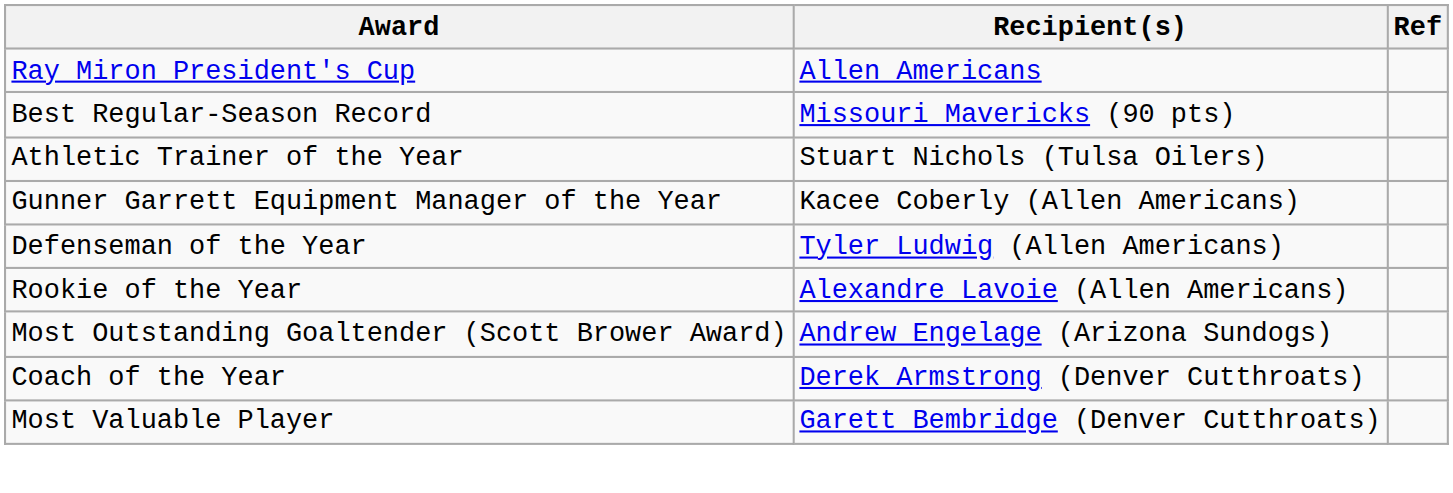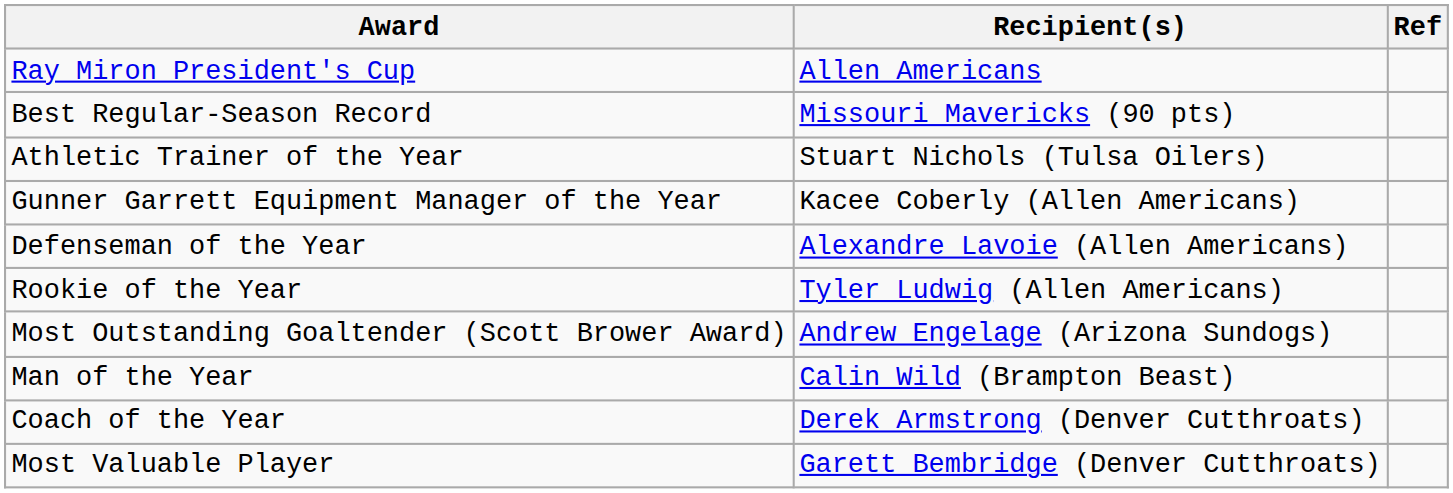(1042, 246) Tyler Ludwig (Allen Americans) -> (1074, 246) Alexandre Lavoie (Allen Americans)
(1074, 290) Alexandre Lavoie (Allen Americans) -> (1042, 290) Tyler Ludwig (Allen Americans)
+ row: (133, 378)
